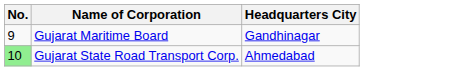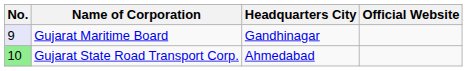+ column: (411, 14)
(11, 35) no background -> (11, 35) lavender background
